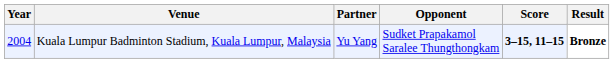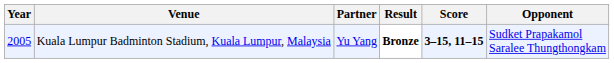columns swapped: (441, 14) <-> (588, 14)
(19, 41) 2004 -> (19, 41) 2005
